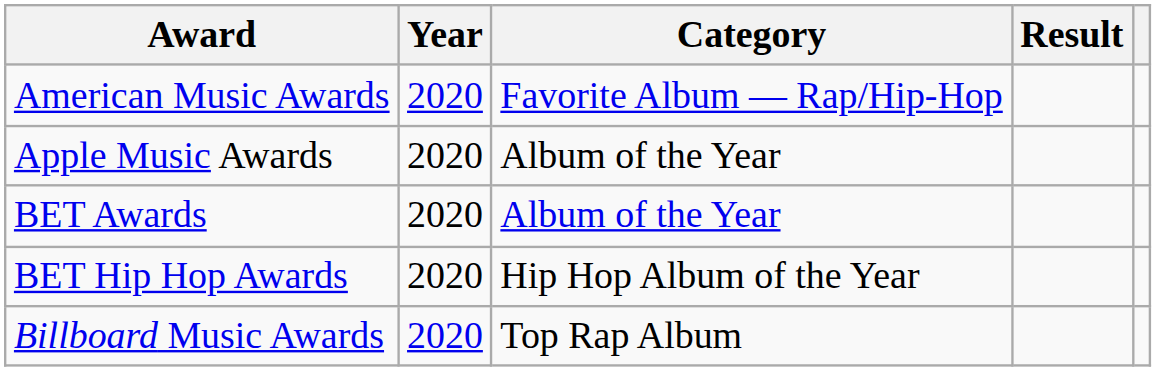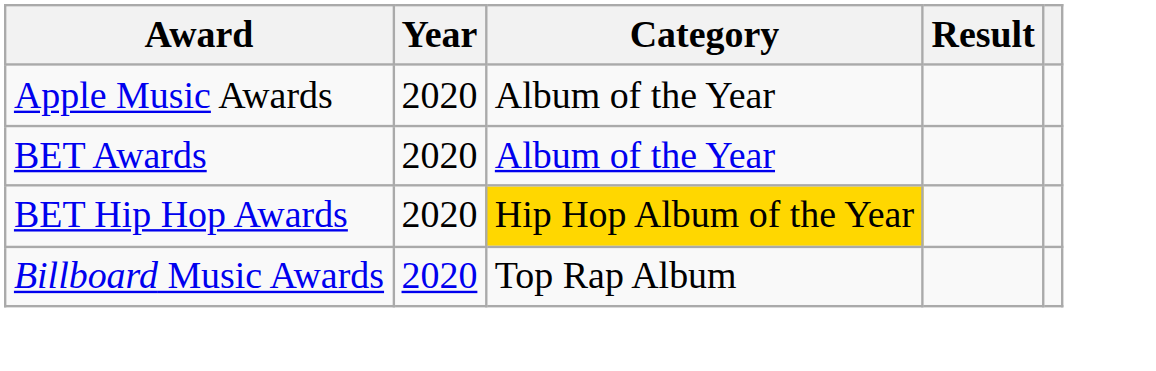- row: (202, 94)
(710, 275) no background -> (704, 214) gold background
